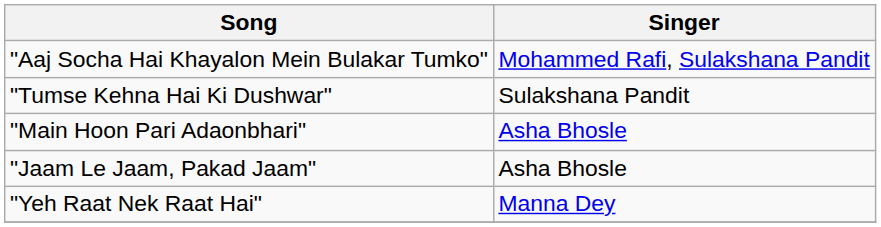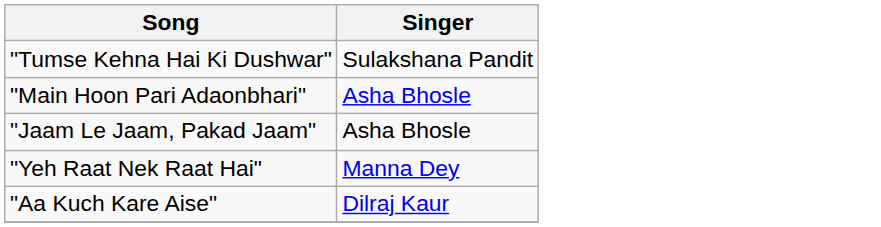- row: (249, 58)
+ row: (114, 204)
